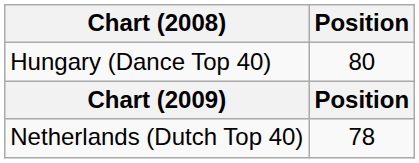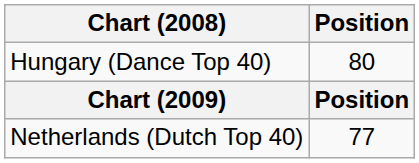(362, 137) 78 -> (362, 137) 77
